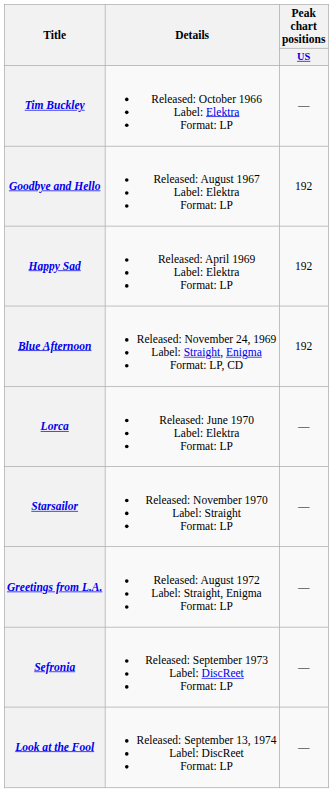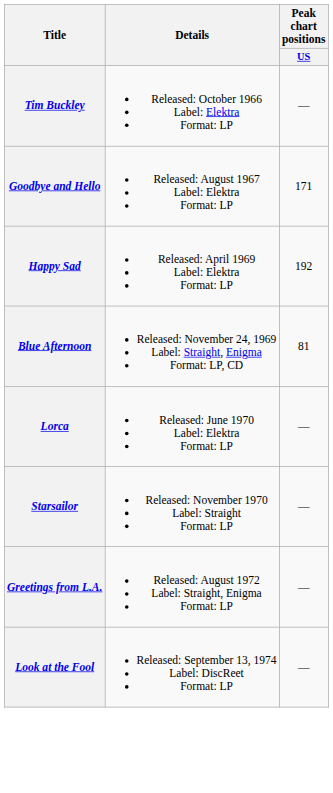(304, 186) 192 -> (304, 186) 171
(304, 346) 192 -> (304, 346) 81
- row: (55, 667)
